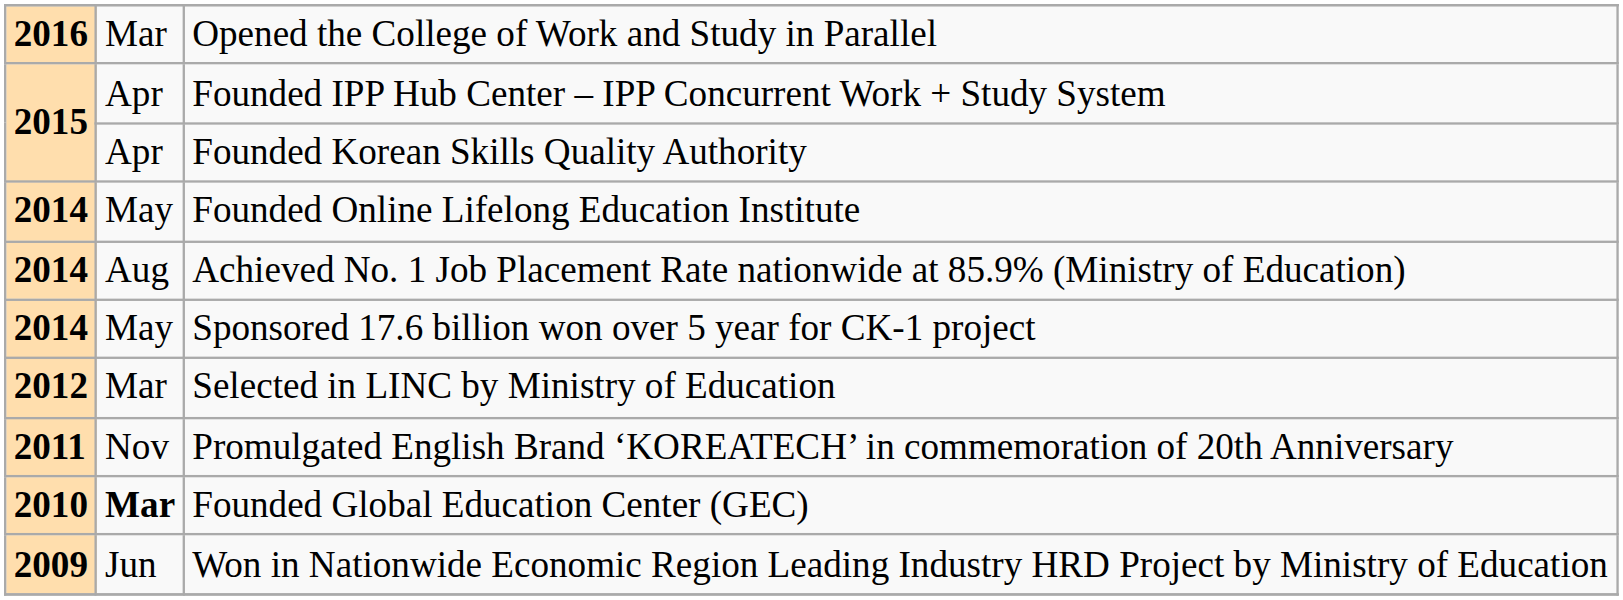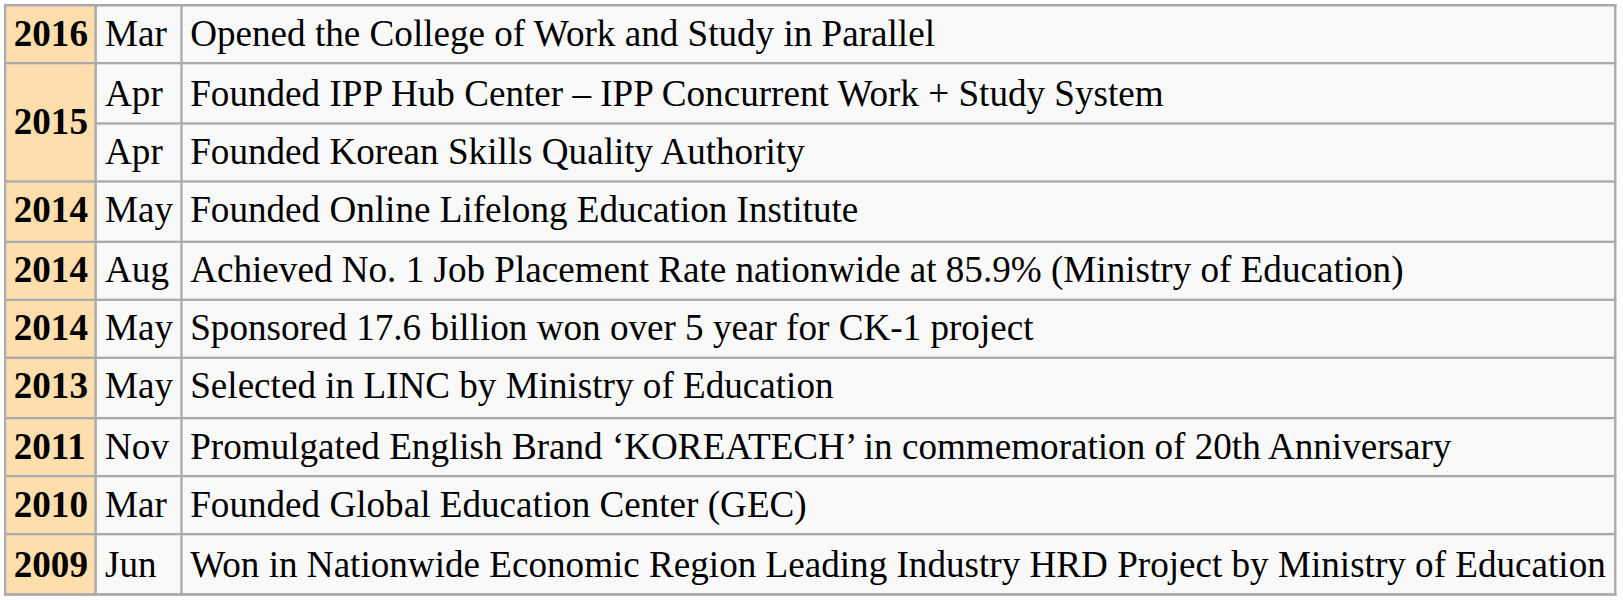(51, 387) 2012 -> (51, 387) 2013
(136, 387) Mar -> (139, 387) May
(140, 504) bold -> (136, 504) normal
